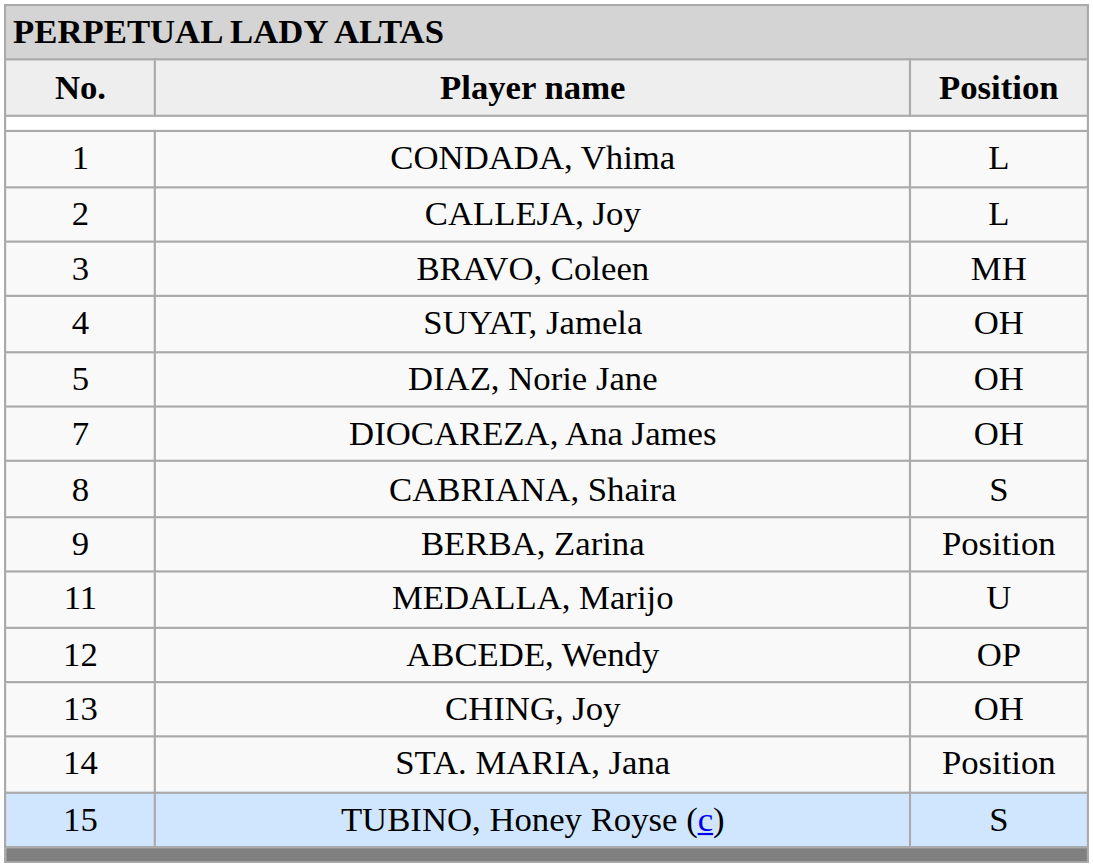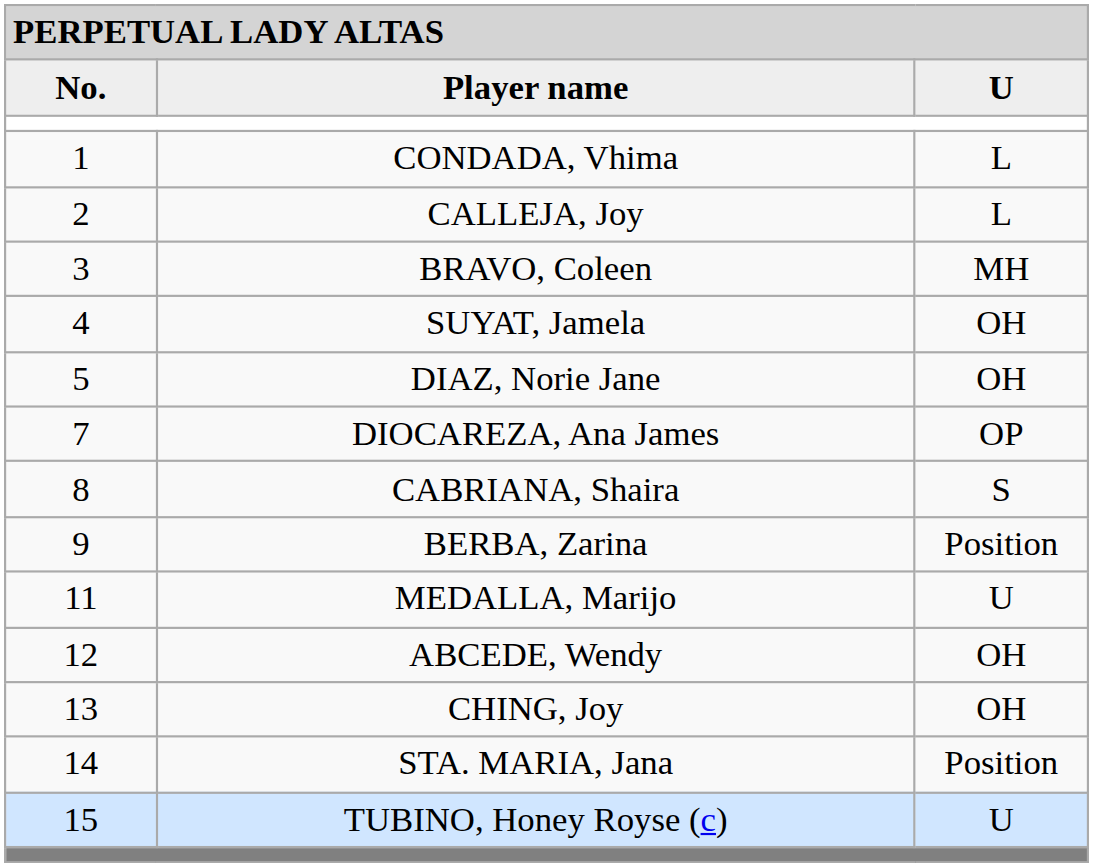(999, 87) Position -> (1001, 87) U
(999, 433) OH -> (1001, 433) OP
(999, 653) OP -> (1001, 653) OH
(999, 818) S -> (1001, 818) U
